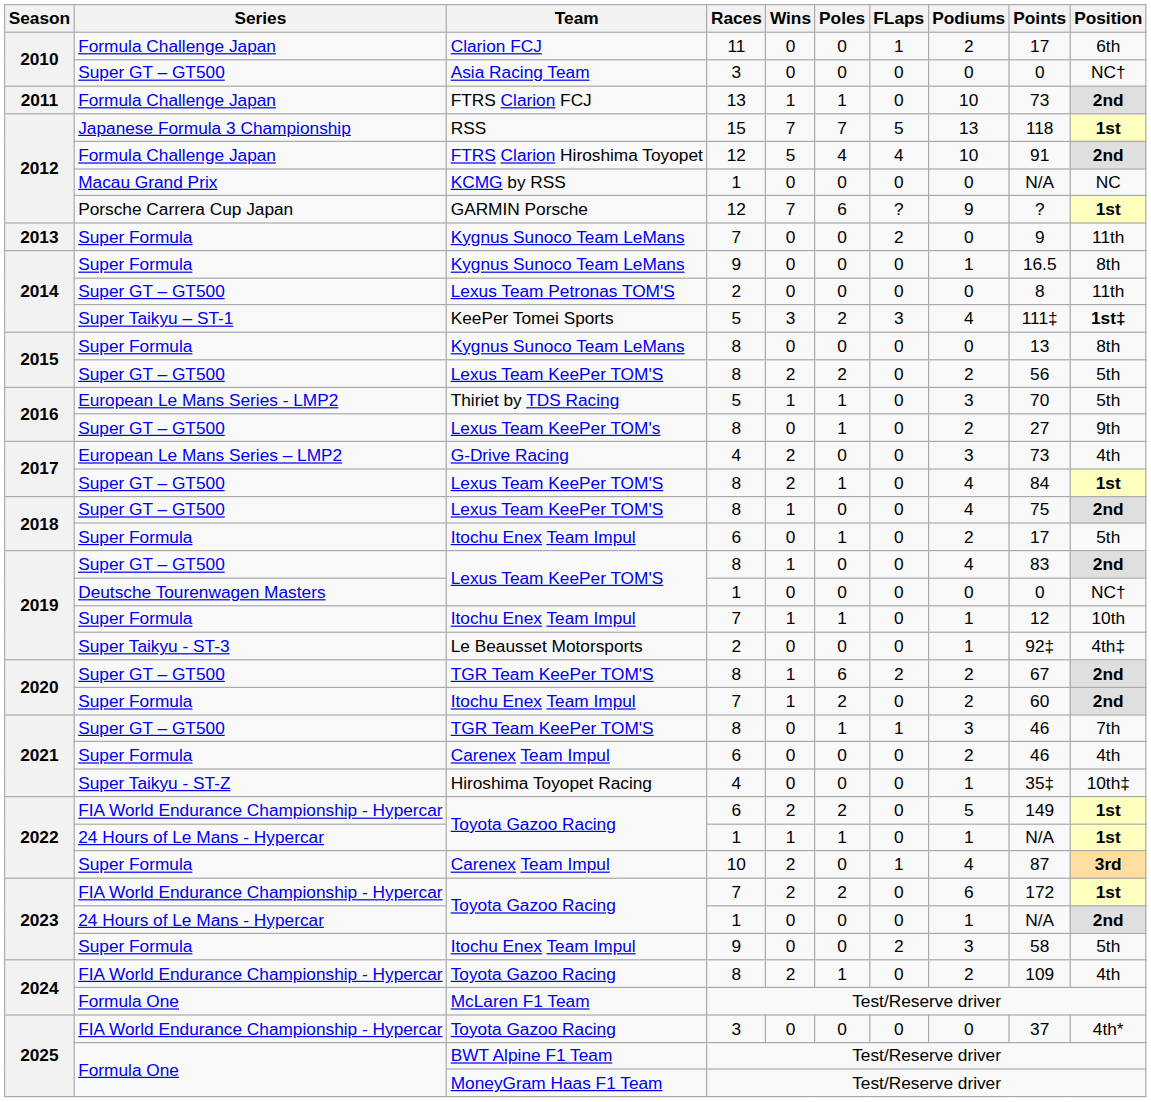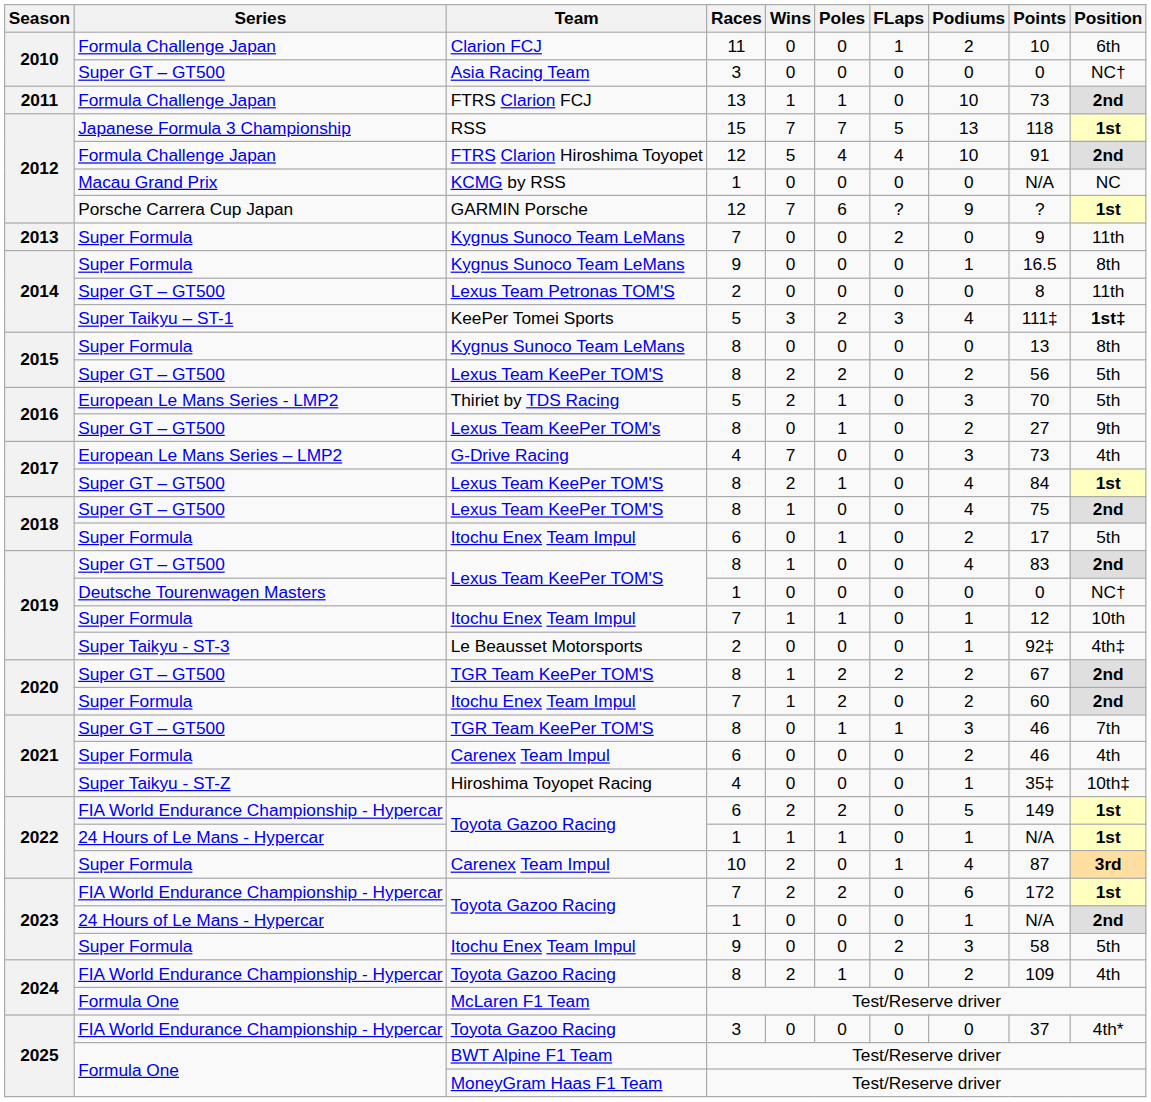(1040, 46) 17 -> (1040, 46) 10
(790, 401) 1 -> (790, 401) 2
(790, 455) 2 -> (790, 455) 7
(842, 674) 6 -> (842, 674) 2
